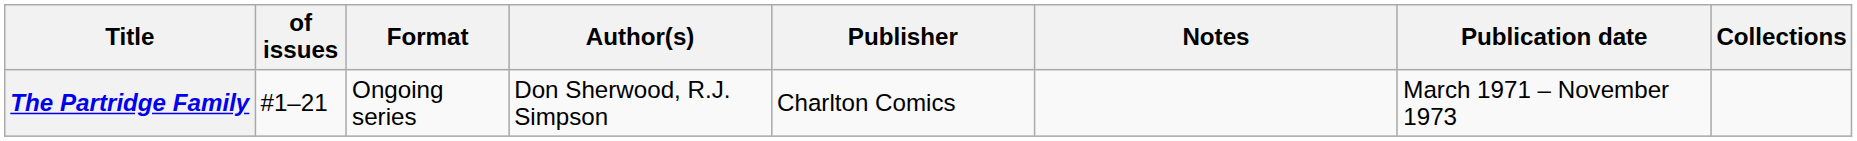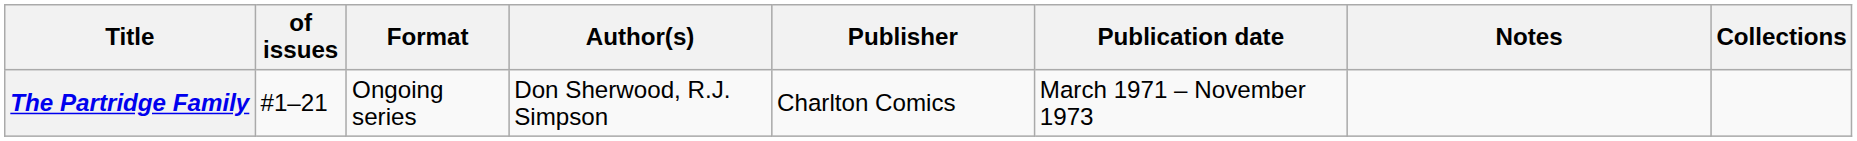columns swapped: (1554, 37) <-> (1216, 37)
